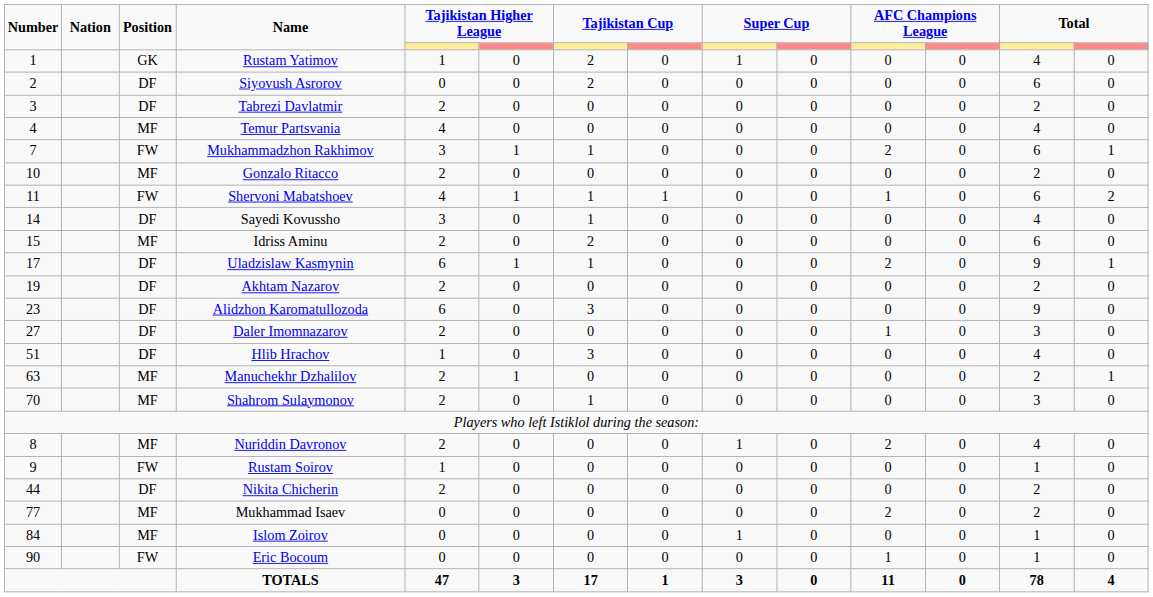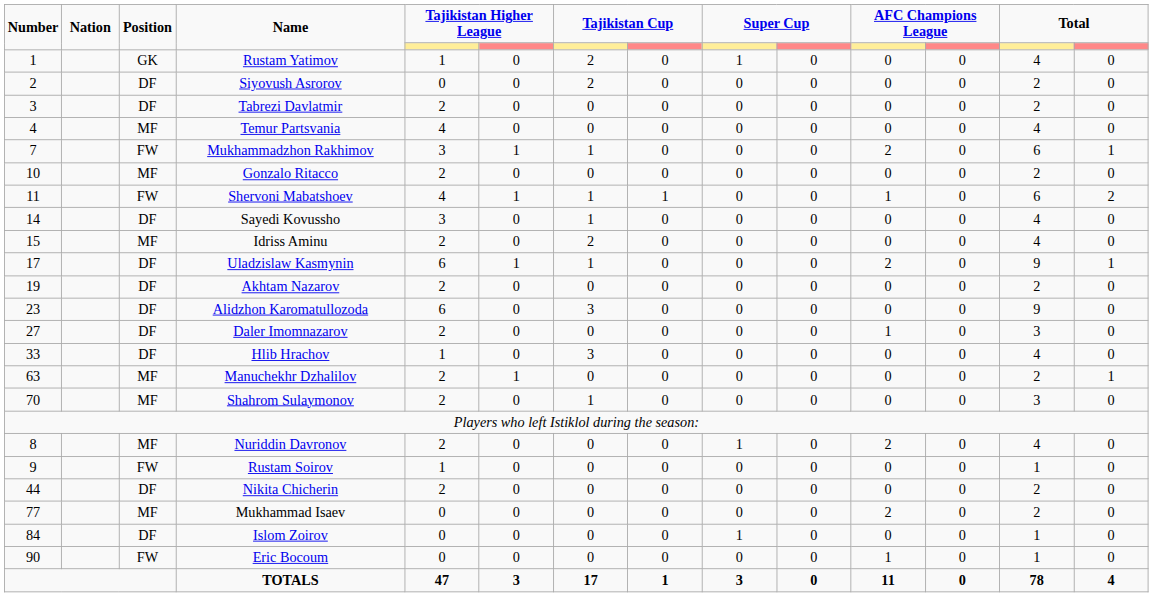(1037, 83) 6 -> (1037, 83) 2
(1037, 241) 6 -> (1037, 241) 4
(33, 354) 51 -> (33, 354) 33
(147, 535) MF -> (147, 535) DF
